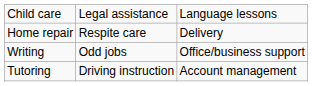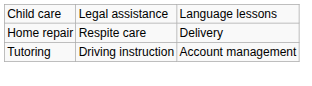- row: (26, 52)
